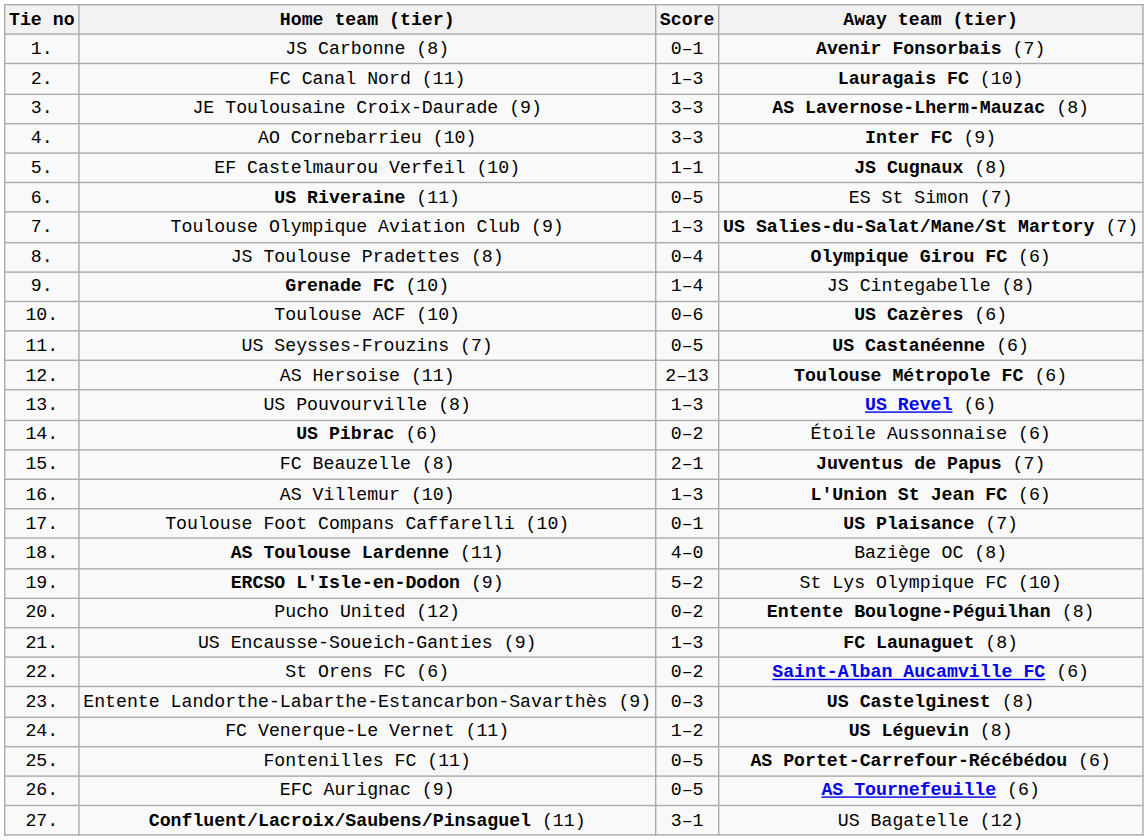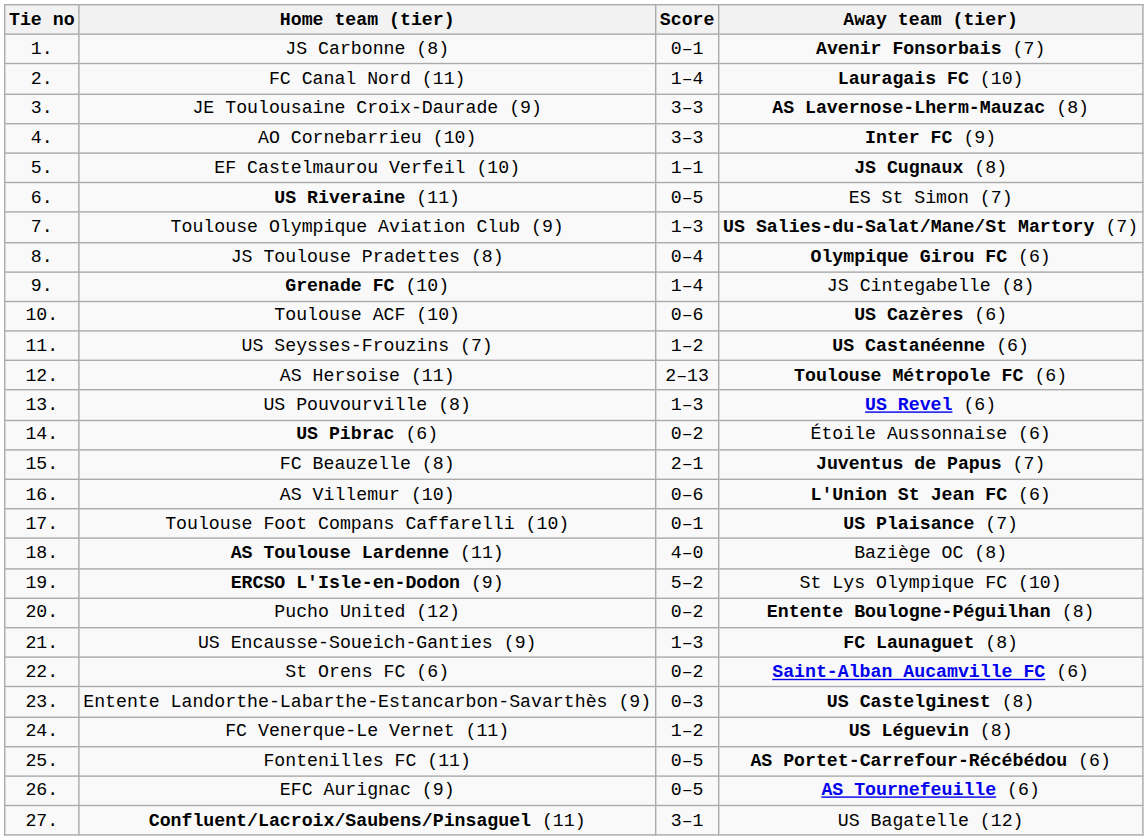(687, 79) 1–3 -> (687, 79) 1–4
(687, 346) 0–5 -> (687, 346) 1–2
(687, 494) 1–3 -> (687, 494) 0–6
